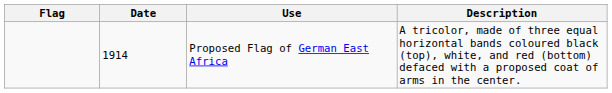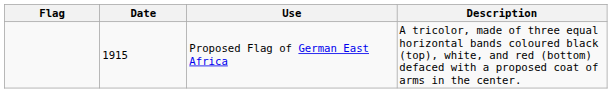(115, 55) 1914 -> (115, 55) 1915
